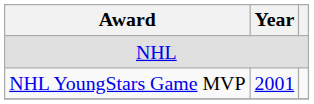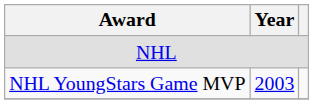(274, 83) 2001 -> (274, 83) 2003
